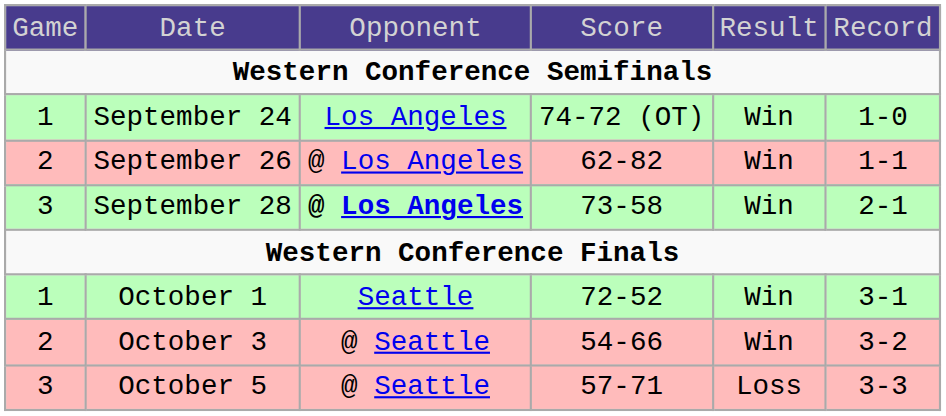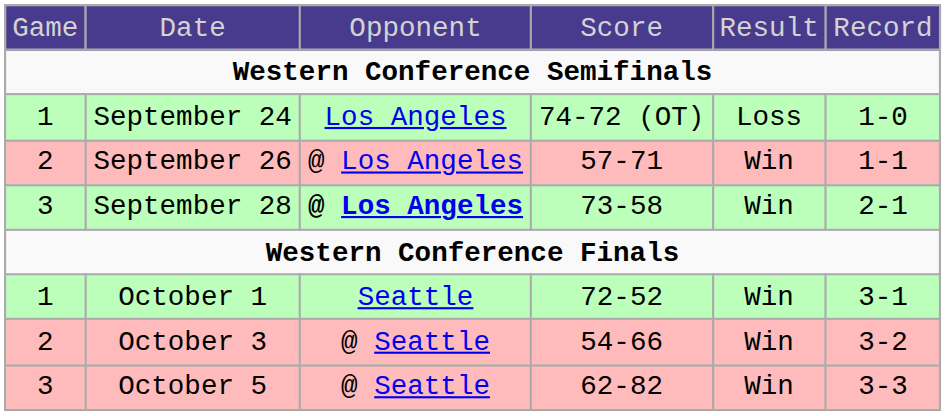(769, 117) Win -> (769, 117) Loss
(622, 162) 62-82 -> (622, 162) 57-71
(622, 387) 57-71 -> (622, 387) 62-82
(769, 387) Loss -> (769, 387) Win
